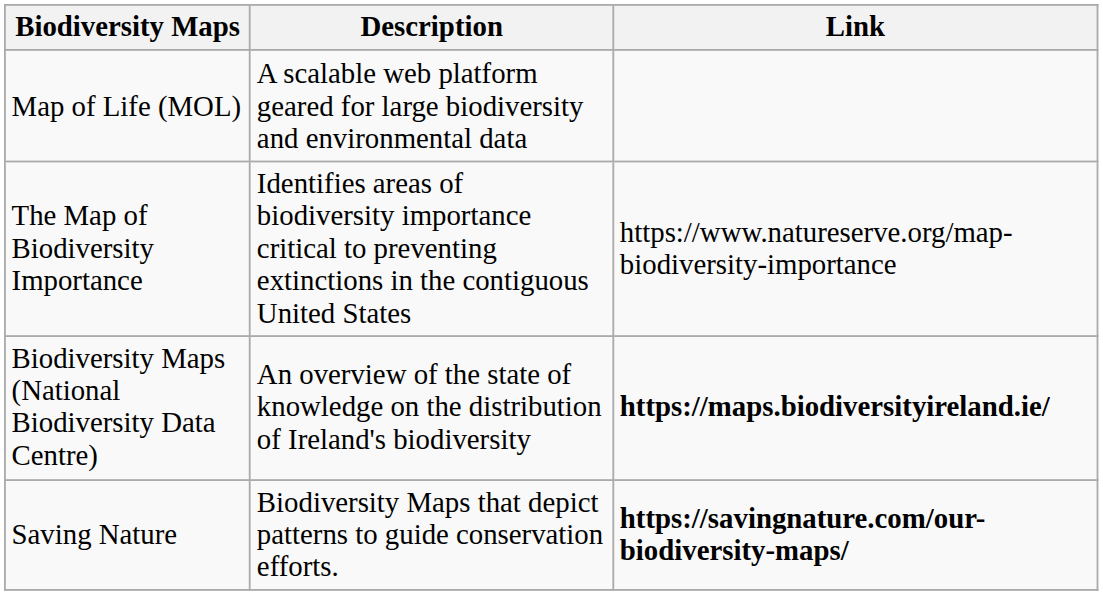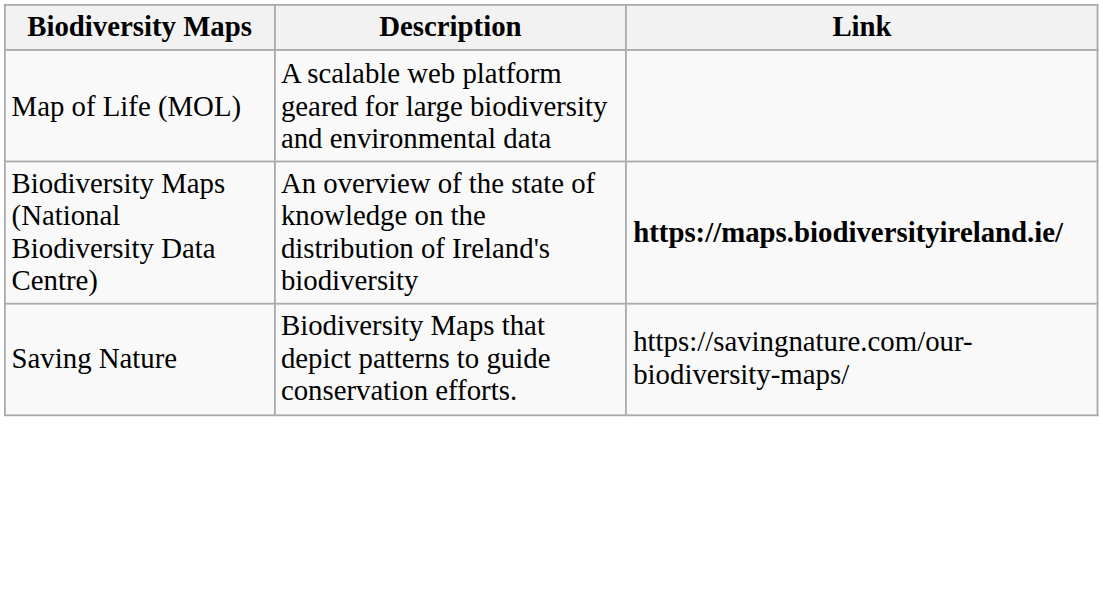- row: (83, 248)
(803, 534) bold -> (803, 358) normal
